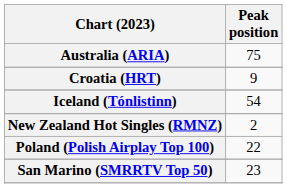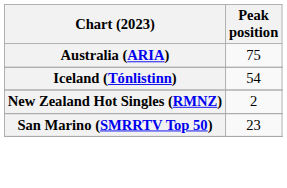- row: (115, 78)
- row: (115, 147)
